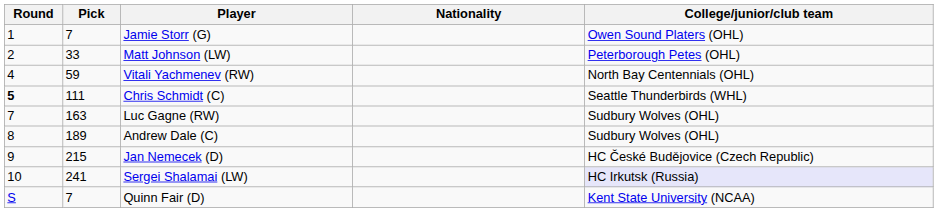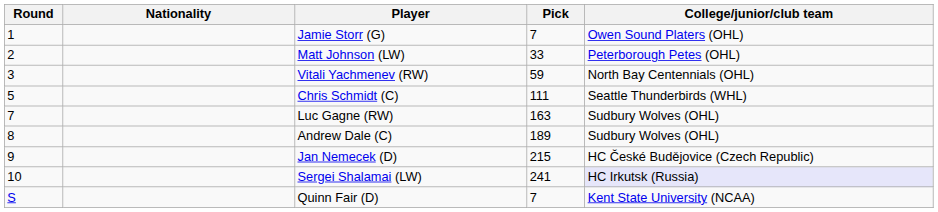columns swapped: (91, 14) <-> (469, 14)
(11, 75) 4 -> (11, 75) 3
(11, 95) bold -> (11, 95) normal
